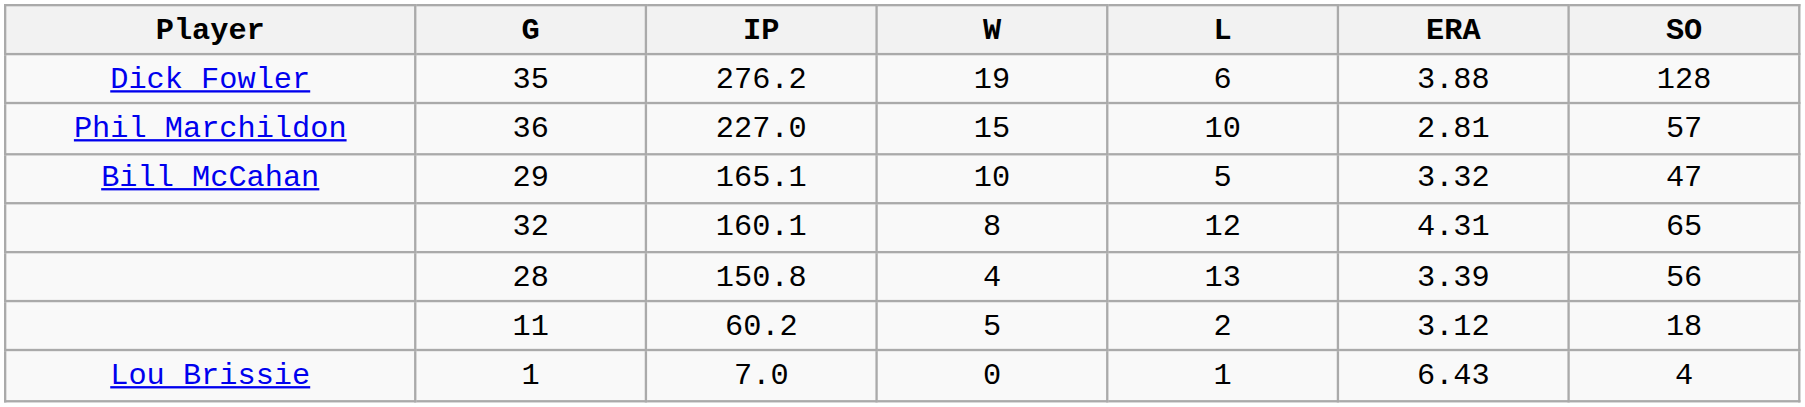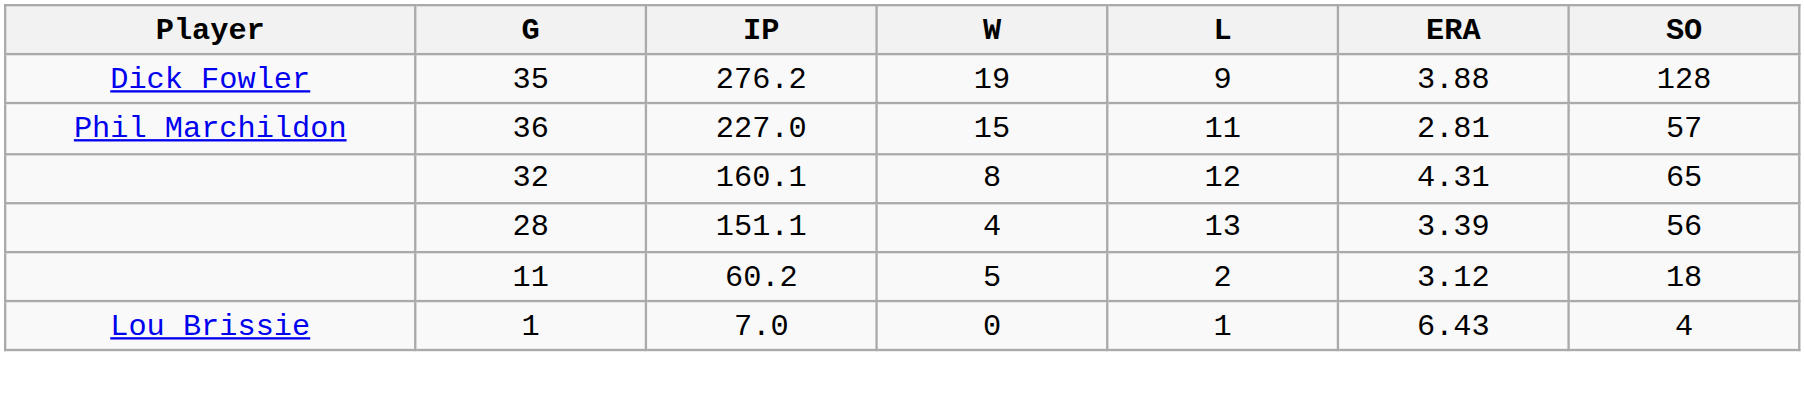(1223, 79) 6 -> (1223, 79) 9
(1223, 129) 10 -> (1223, 129) 11
- row: (531, 178)
(761, 277) 150.8 -> (761, 227) 151.1
